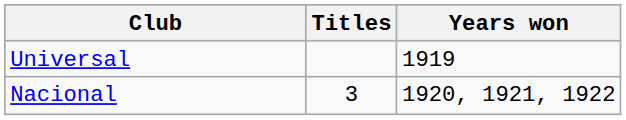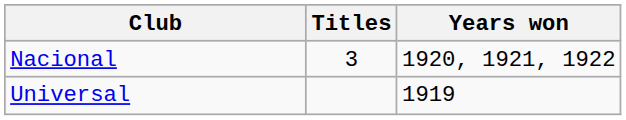rows swapped: (64, 95) <-> (70, 59)
